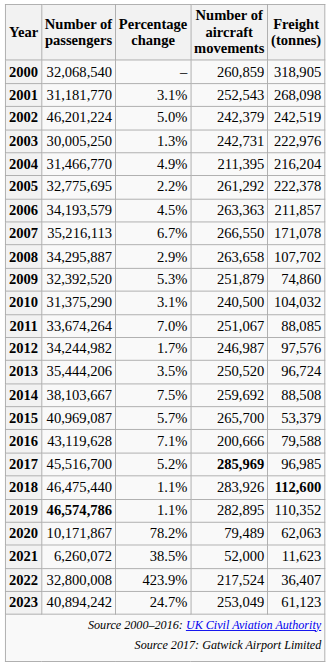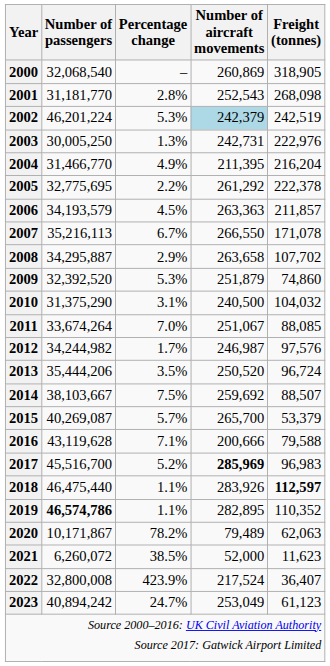(241, 71) 260,859 -> (241, 71) 260,869
(172, 94) 3.1% -> (172, 94) 2.8%
(172, 118) 5.0% -> (172, 118) 5.3%
(241, 118) no background -> (241, 118) lightblue background
(301, 395) 88,508 -> (301, 395) 88,507
(79, 418) 40,969,087 -> (79, 418) 40,269,087
(301, 464) 96,985 -> (301, 464) 96,983
(298, 487) 112,600 -> (298, 487) 112,597
